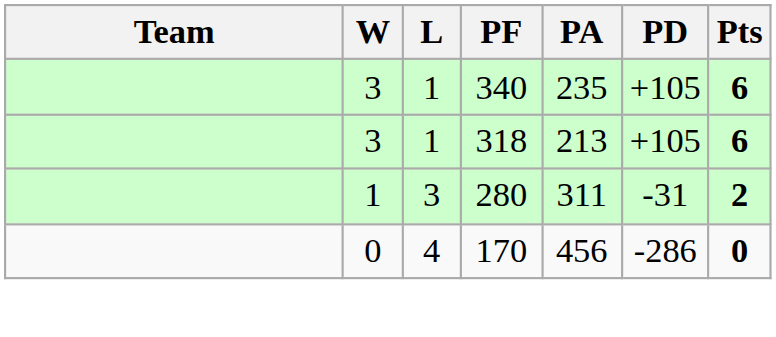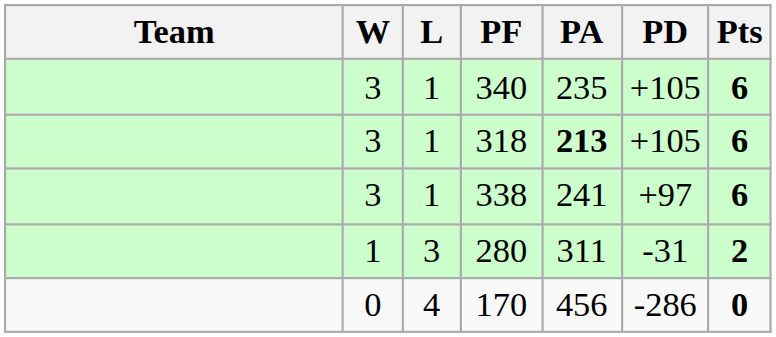(582, 140) normal -> (582, 140) bold
+ row: (501, 195)
